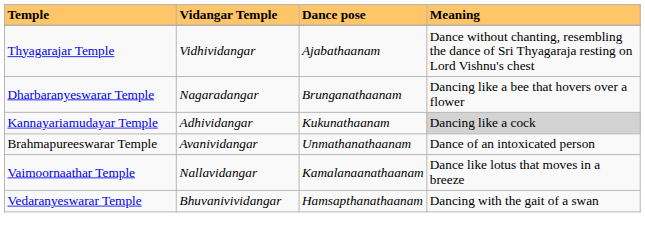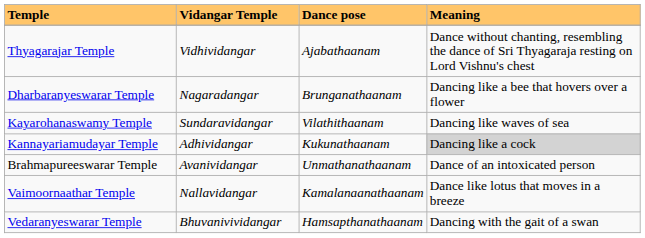+ row: (80, 123)
